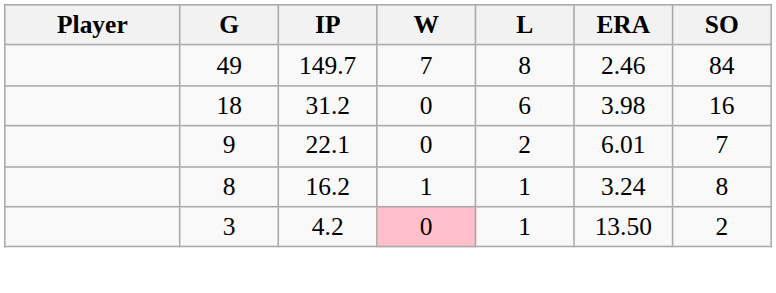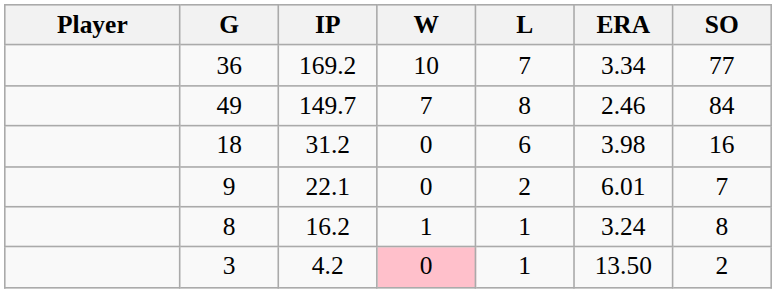+ row: (229, 65)
